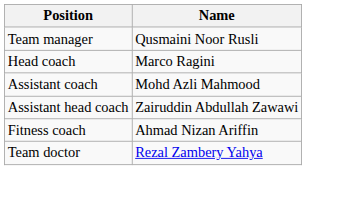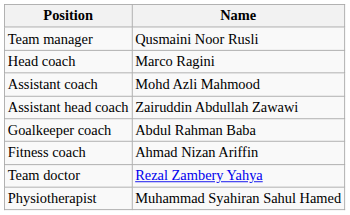+ row: (60, 130)
+ row: (52, 198)
